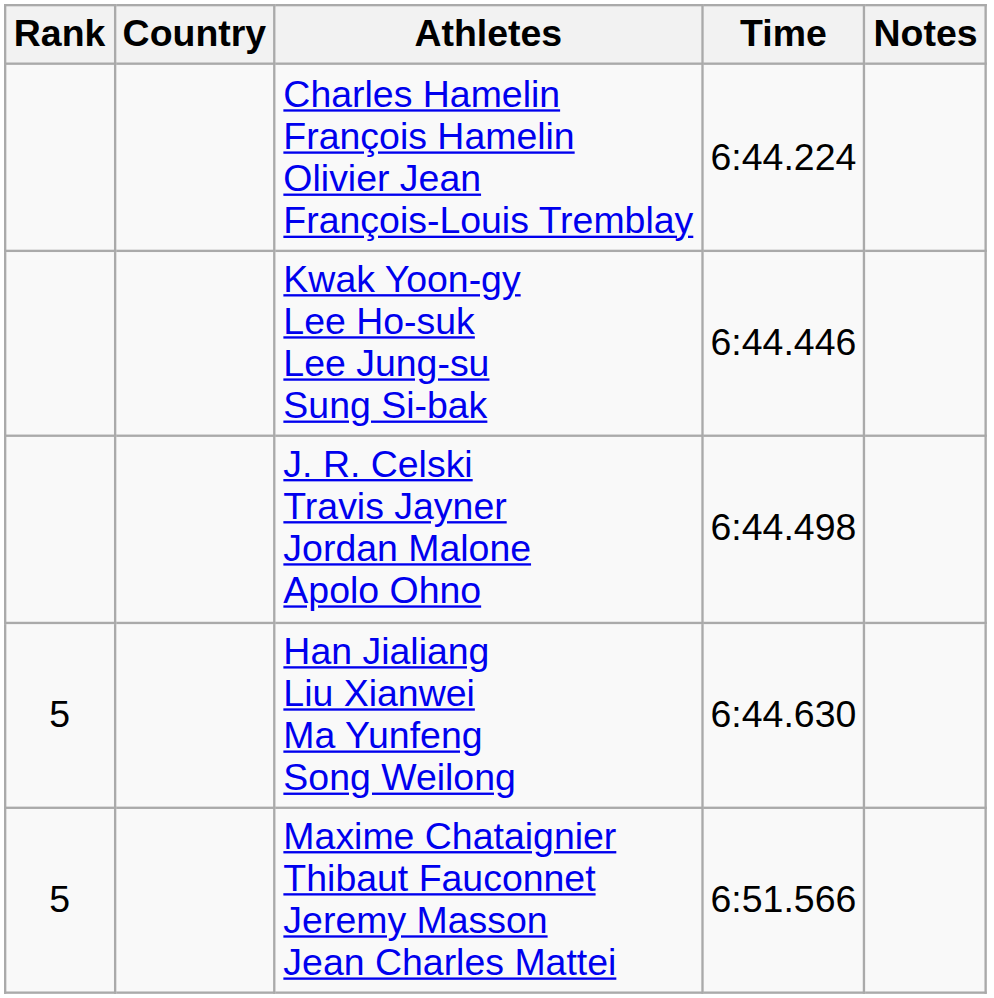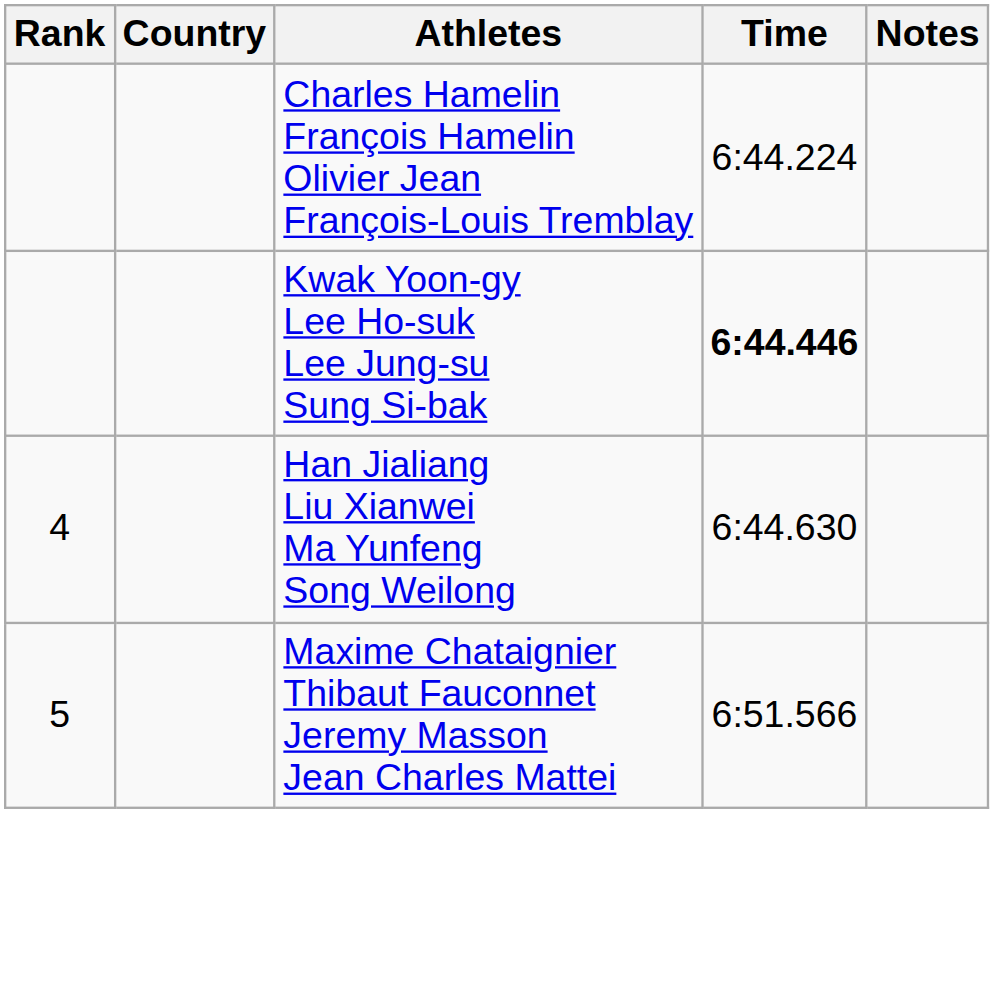(783, 342) normal -> (784, 342) bold
- row: (407, 528)
(60, 713) 5 -> (60, 528) 4
